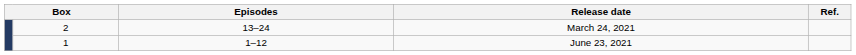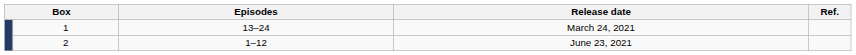(66, 27) 2 -> (66, 27) 1
(66, 43) 1 -> (66, 43) 2
